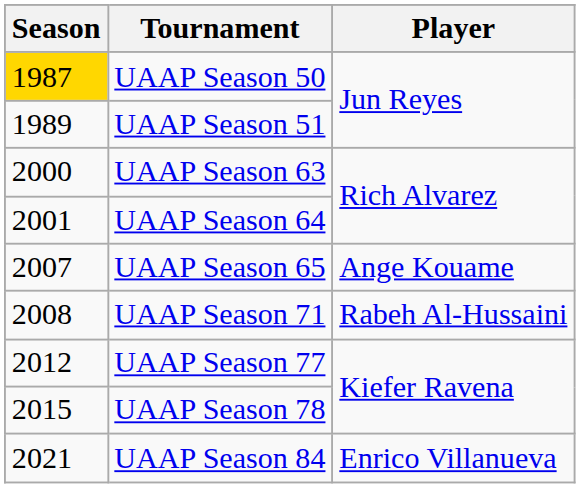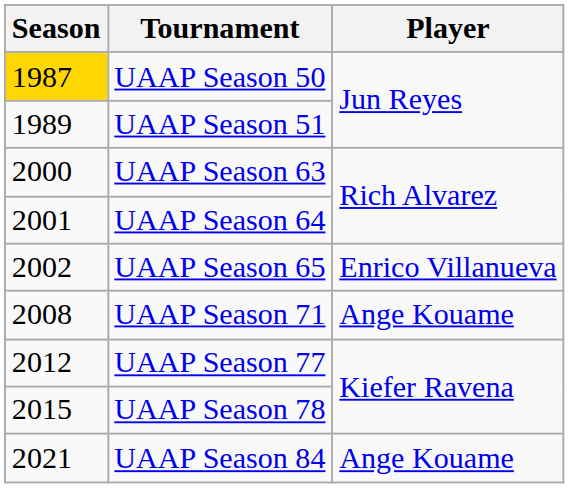(42, 266) 2007 -> (42, 266) 2002
(427, 266) Ange Kouame -> (448, 266) Enrico Villanueva
(453, 314) Rabeh Al-Hussaini -> (427, 314) Ange Kouame
(448, 457) Enrico Villanueva -> (427, 457) Ange Kouame
